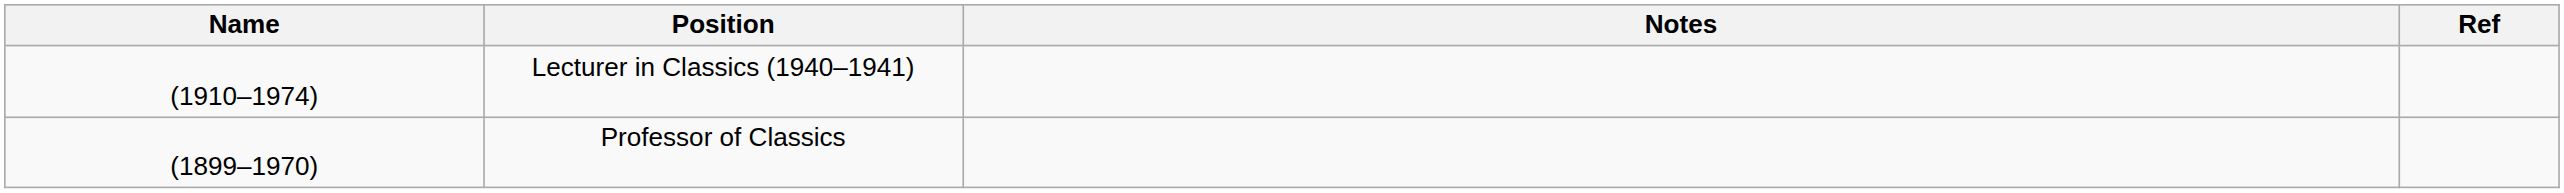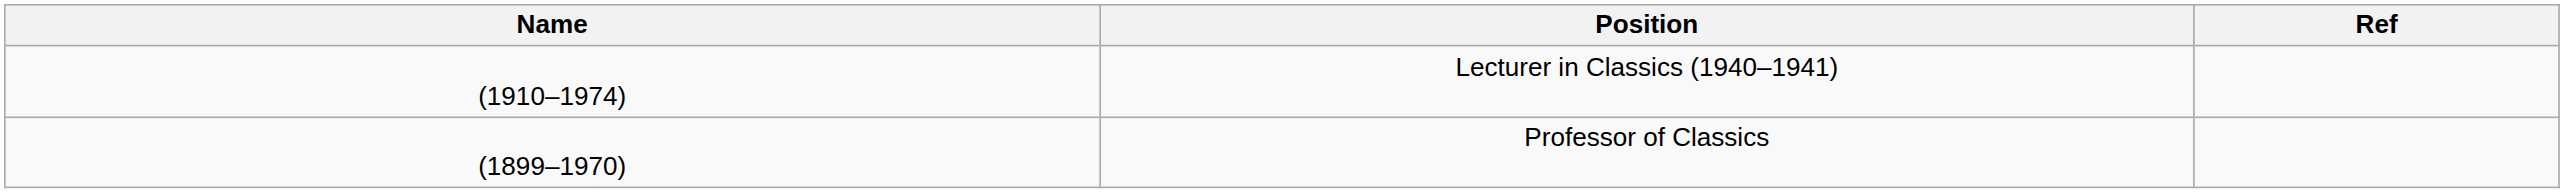- column: (1681, 25)
